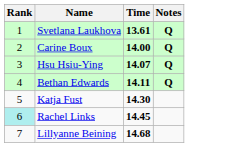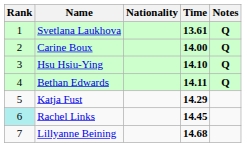+ column: (152, 13)
(138, 64) 14.07 -> (195, 64) 14.10
(138, 99) 14.30 -> (195, 99) 14.29
